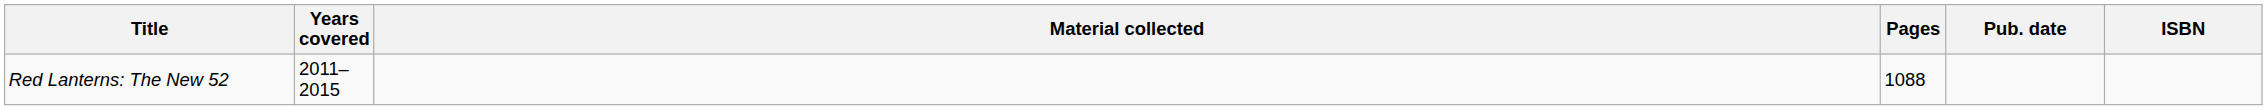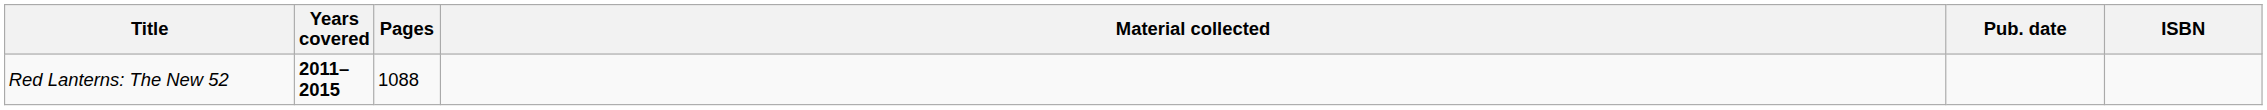columns swapped: (1127, 29) <-> (1913, 29)
(324, 79) normal -> (324, 79) bold
